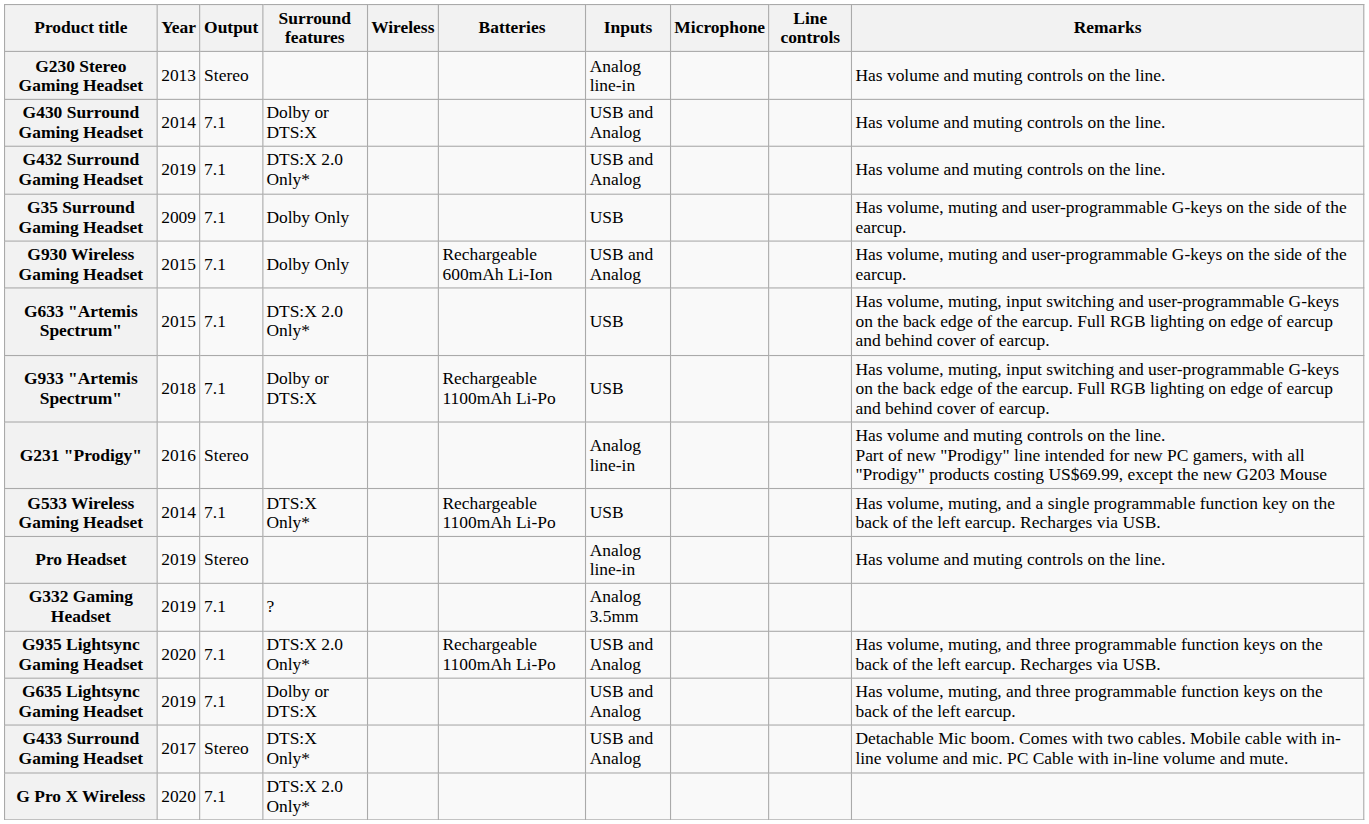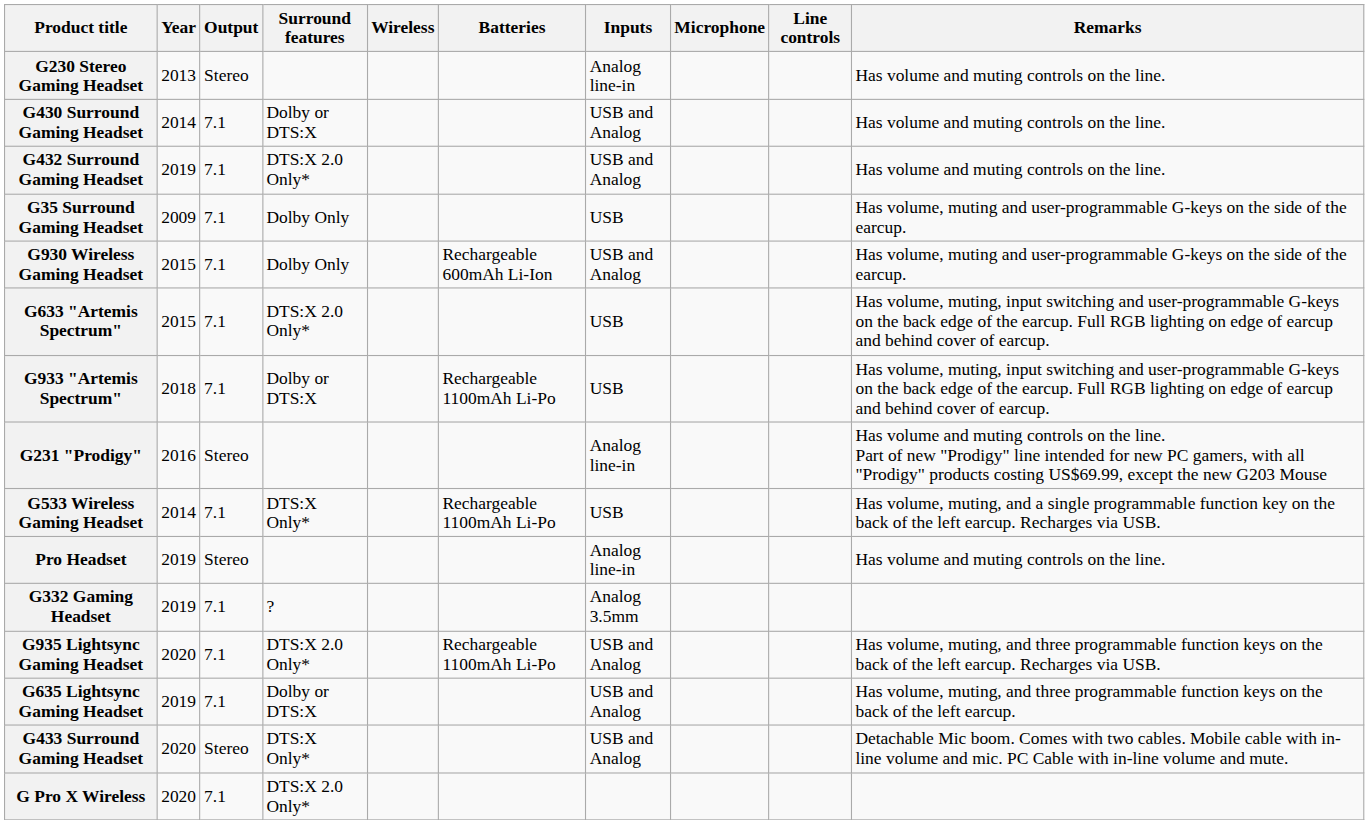(179, 748) 2017 -> (179, 748) 2020
